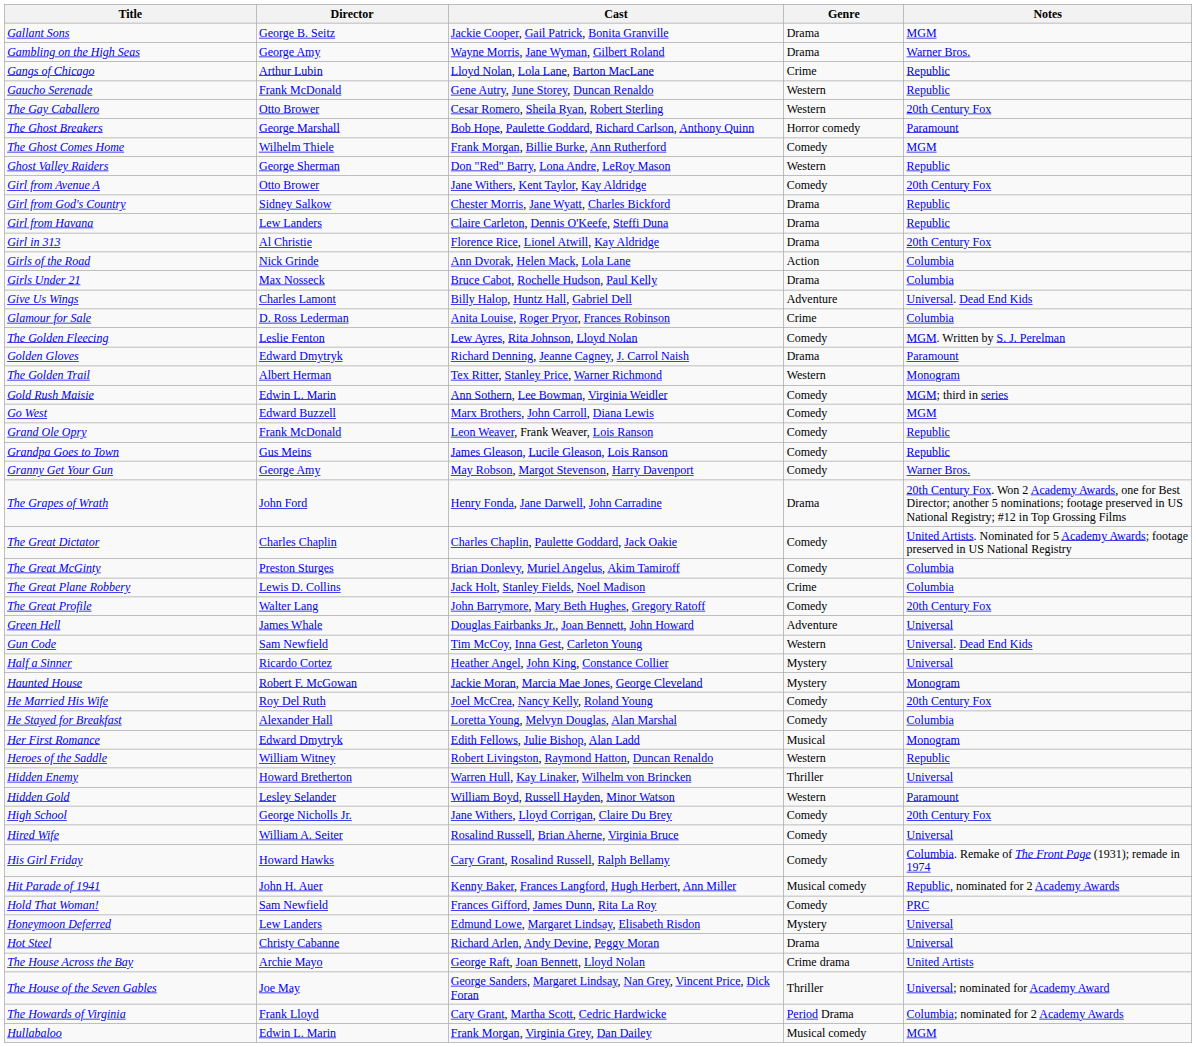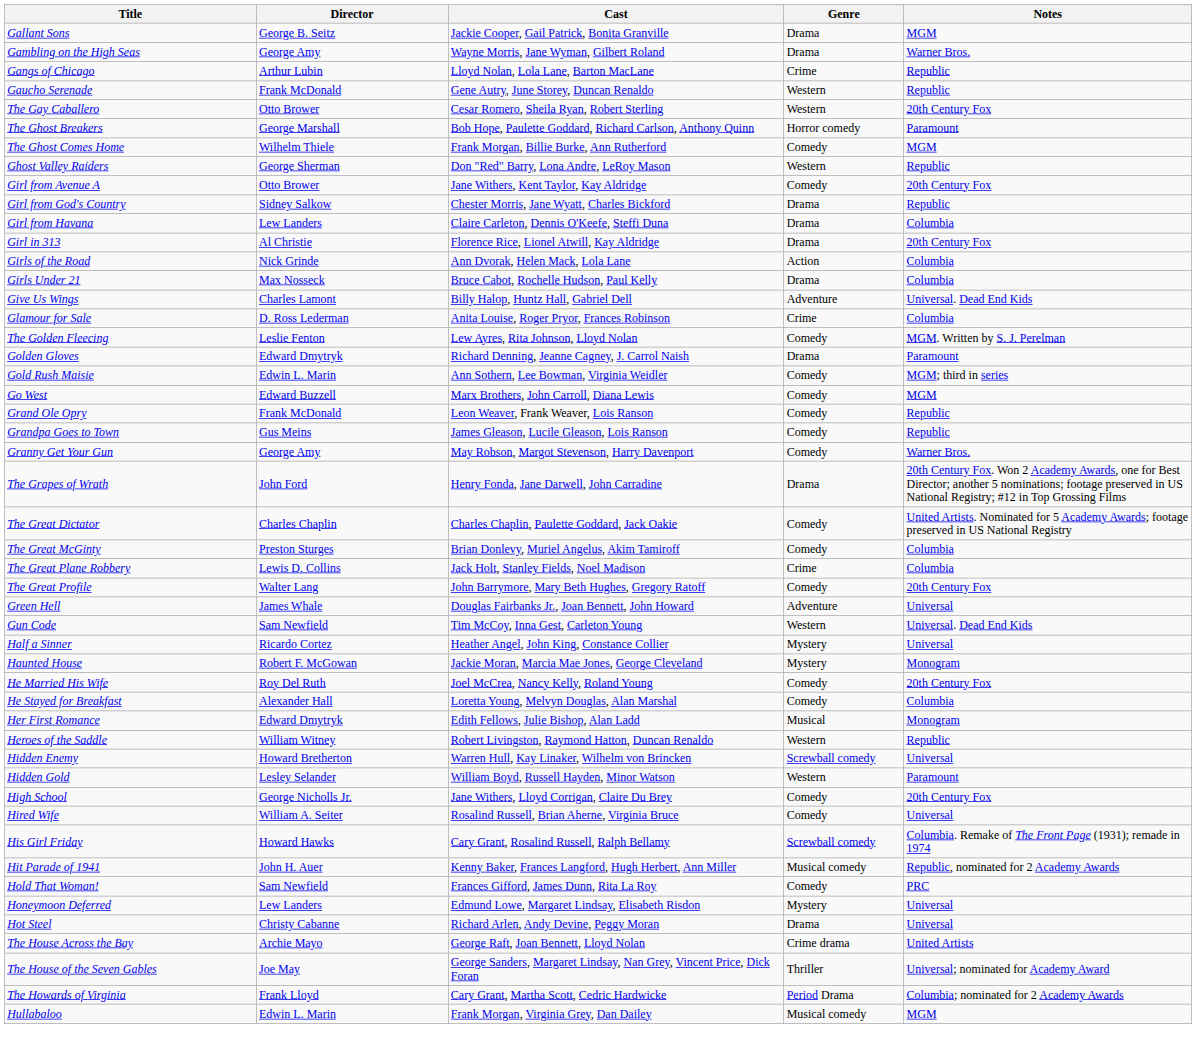(928, 223) Republic -> (930, 223) Columbia
- row: (48, 375)
(805, 777) Thriller -> (831, 758) Screwball comedy
(807, 860) Comedy -> (831, 841) Screwball comedy
